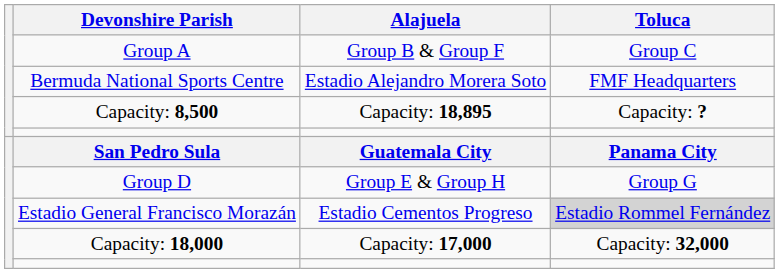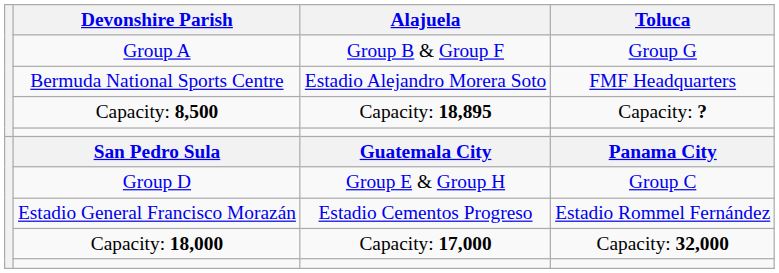(663, 50) Group C -> (663, 50) Group G
(663, 182) Group G -> (663, 182) Group C
(663, 212) lightgrey background -> (663, 212) no background
